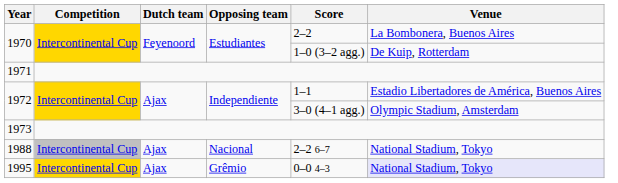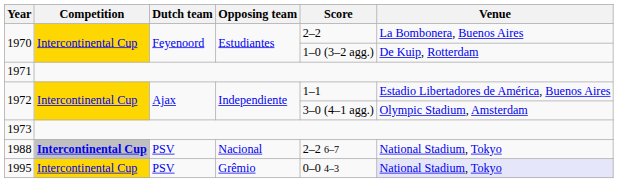(87, 149) normal -> (92, 149) bold
(155, 149) Ajax -> (163, 149) PSV
(155, 168) Ajax -> (163, 168) PSV
